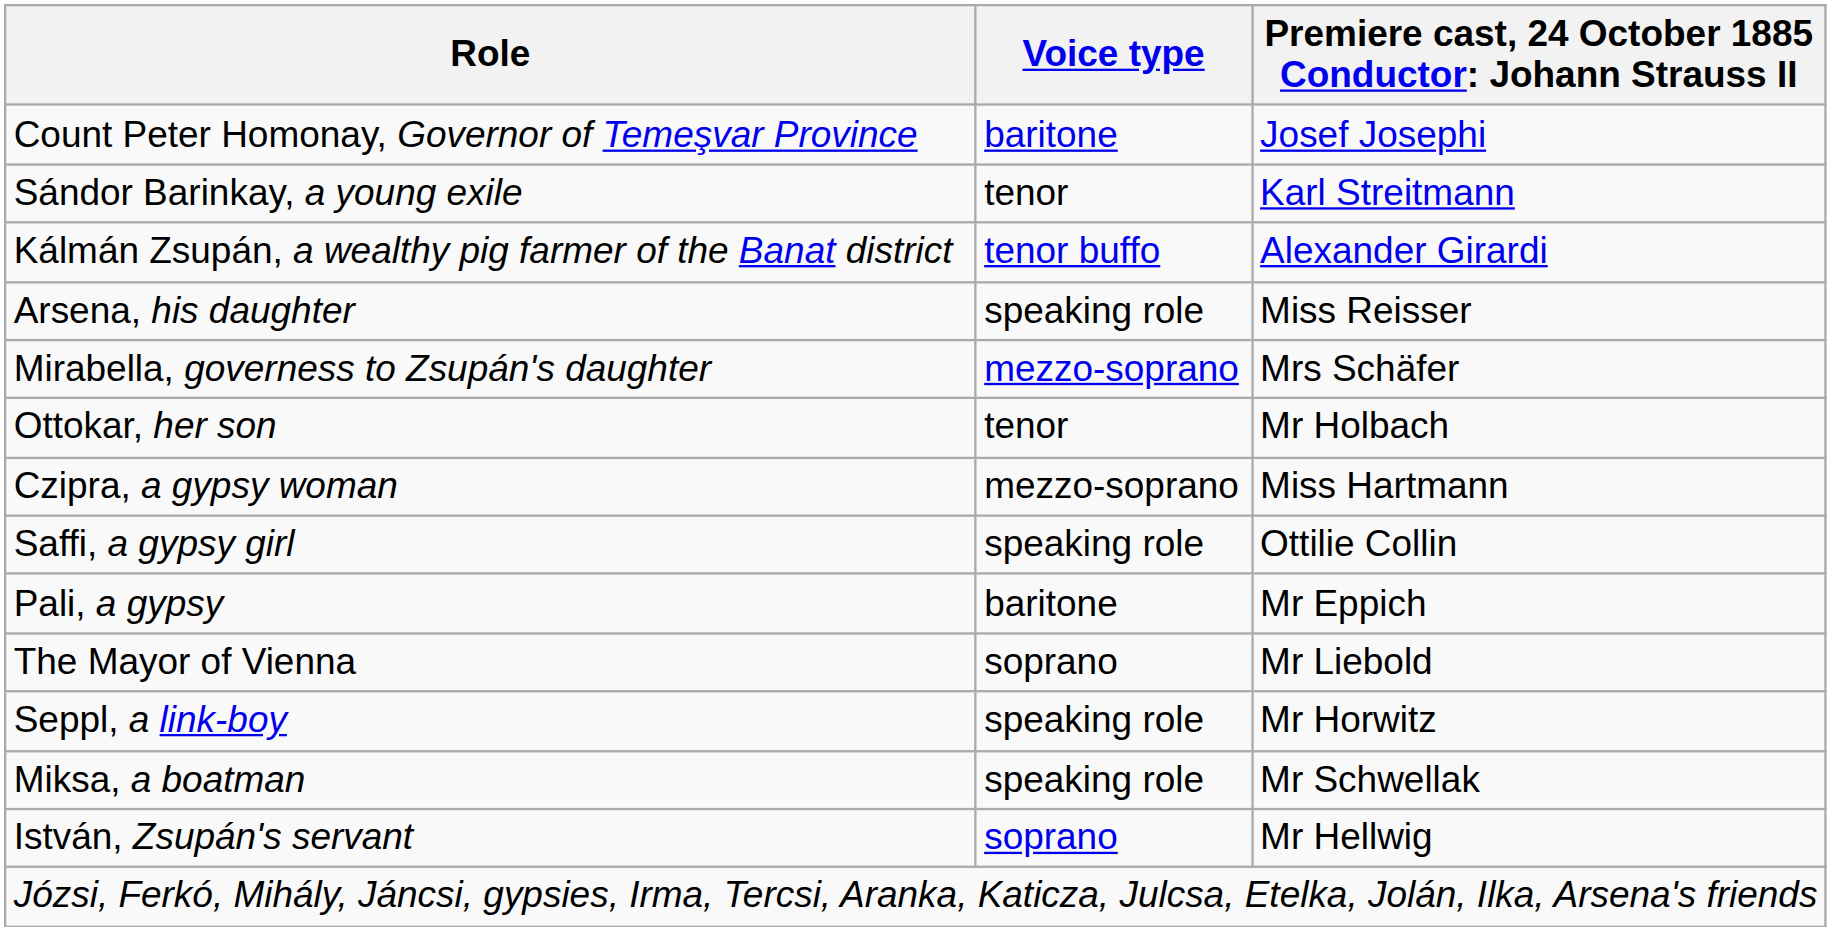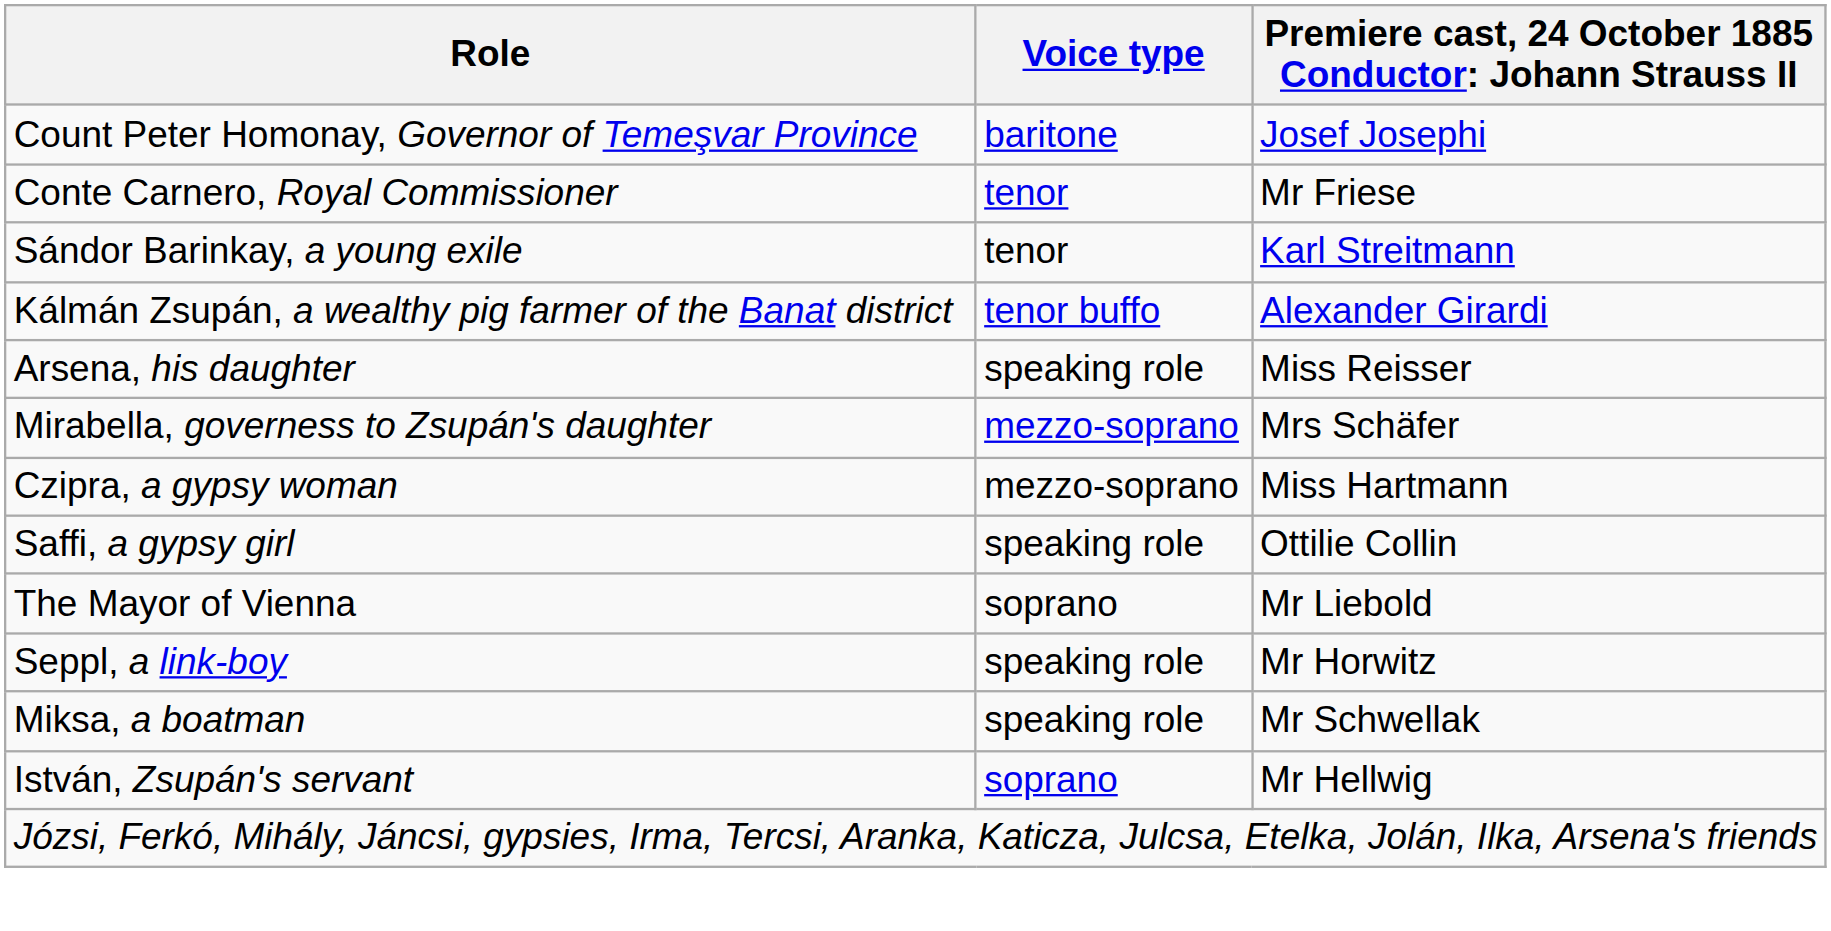+ row: (316, 192)
- row: (145, 427)
- row: (118, 602)
